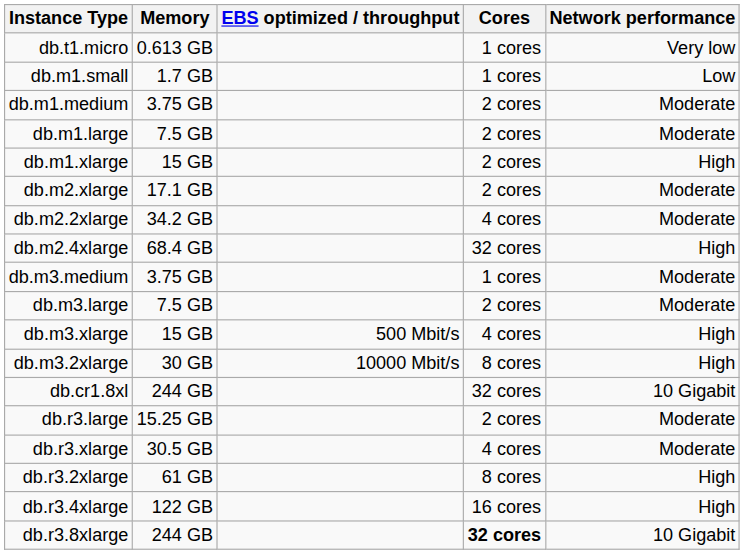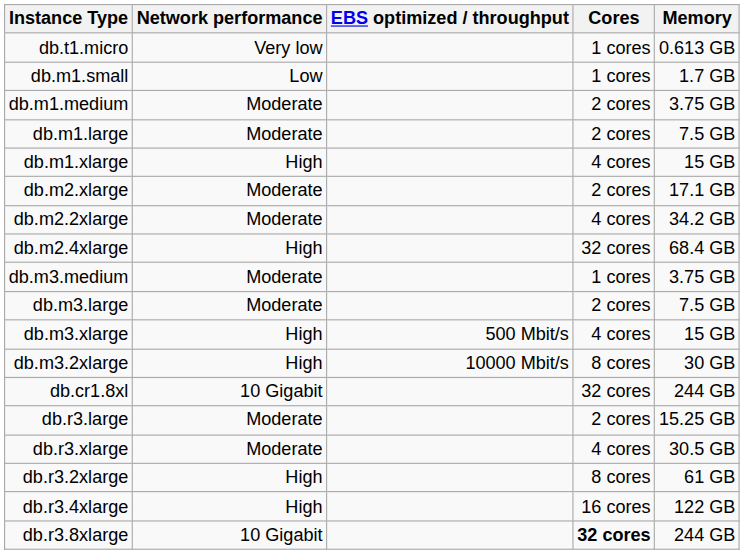columns swapped: (175, 18) <-> (642, 18)
(511, 162) 2 cores -> (621, 162) 4 cores
